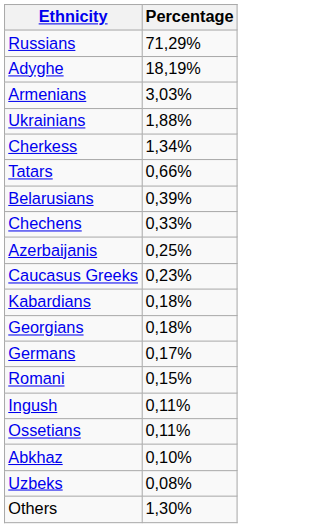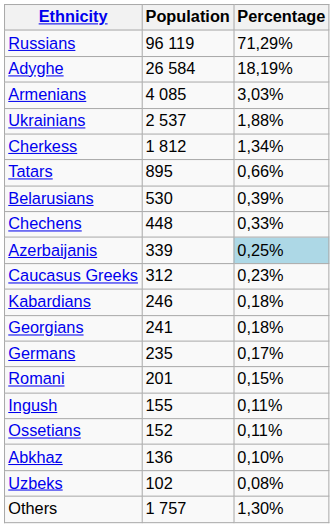+ column: (188, 17)
(169, 250) no background -> (260, 250) lightblue background
